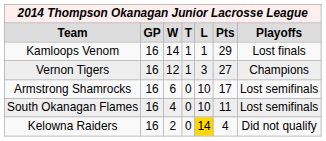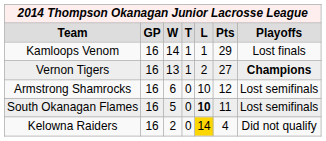(173, 70) 12 -> (173, 70) 13
(204, 70) 3 -> (204, 70) 2
(279, 70) normal -> (279, 70) bold
(225, 88) 17 -> (225, 88) 12
(173, 107) 4 -> (173, 107) 5
(204, 107) normal -> (204, 107) bold
